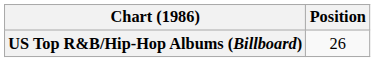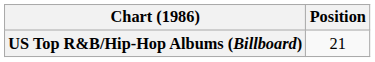(338, 43) 26 -> (338, 43) 21
